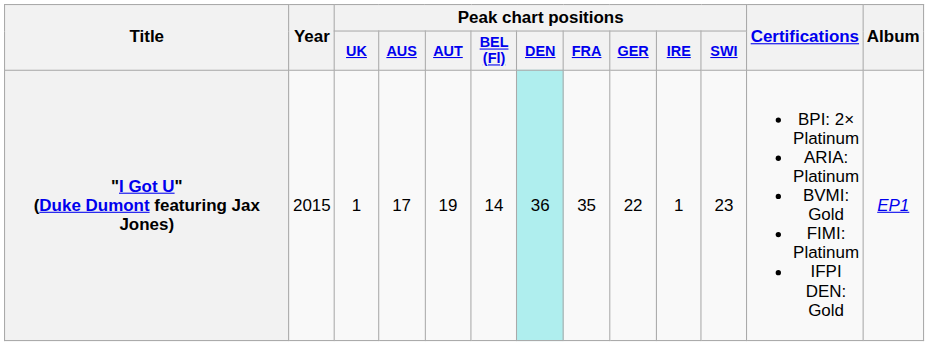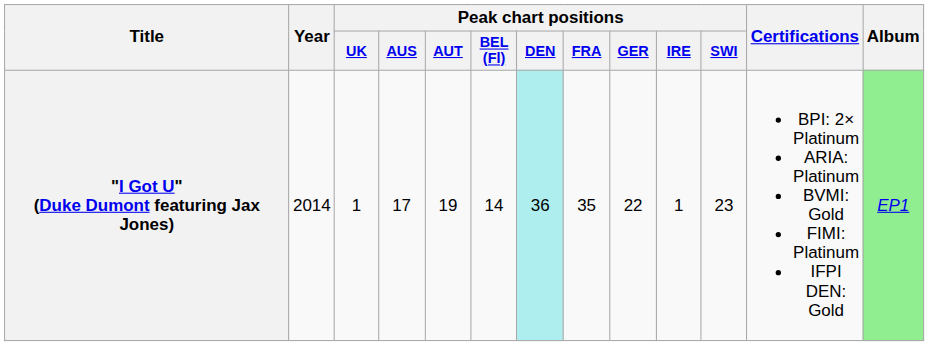(312, 205) 2015 -> (312, 205) 2014
(893, 205) no background -> (893, 205) lightgreen background
